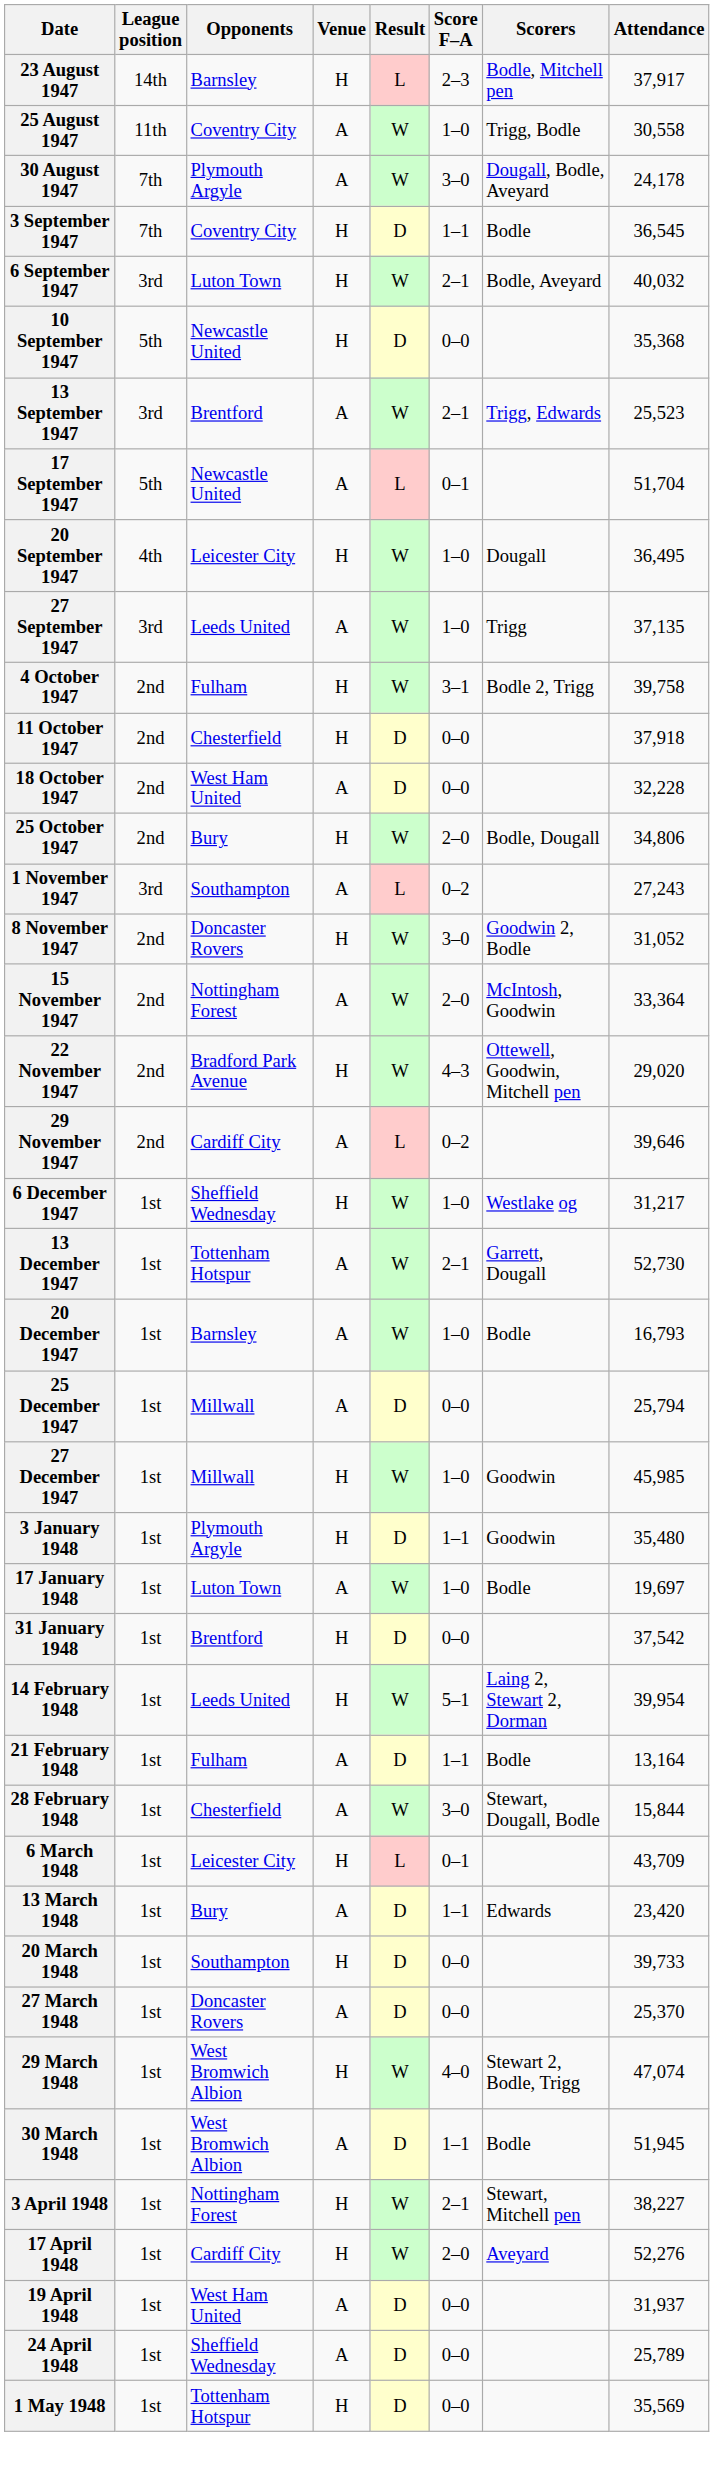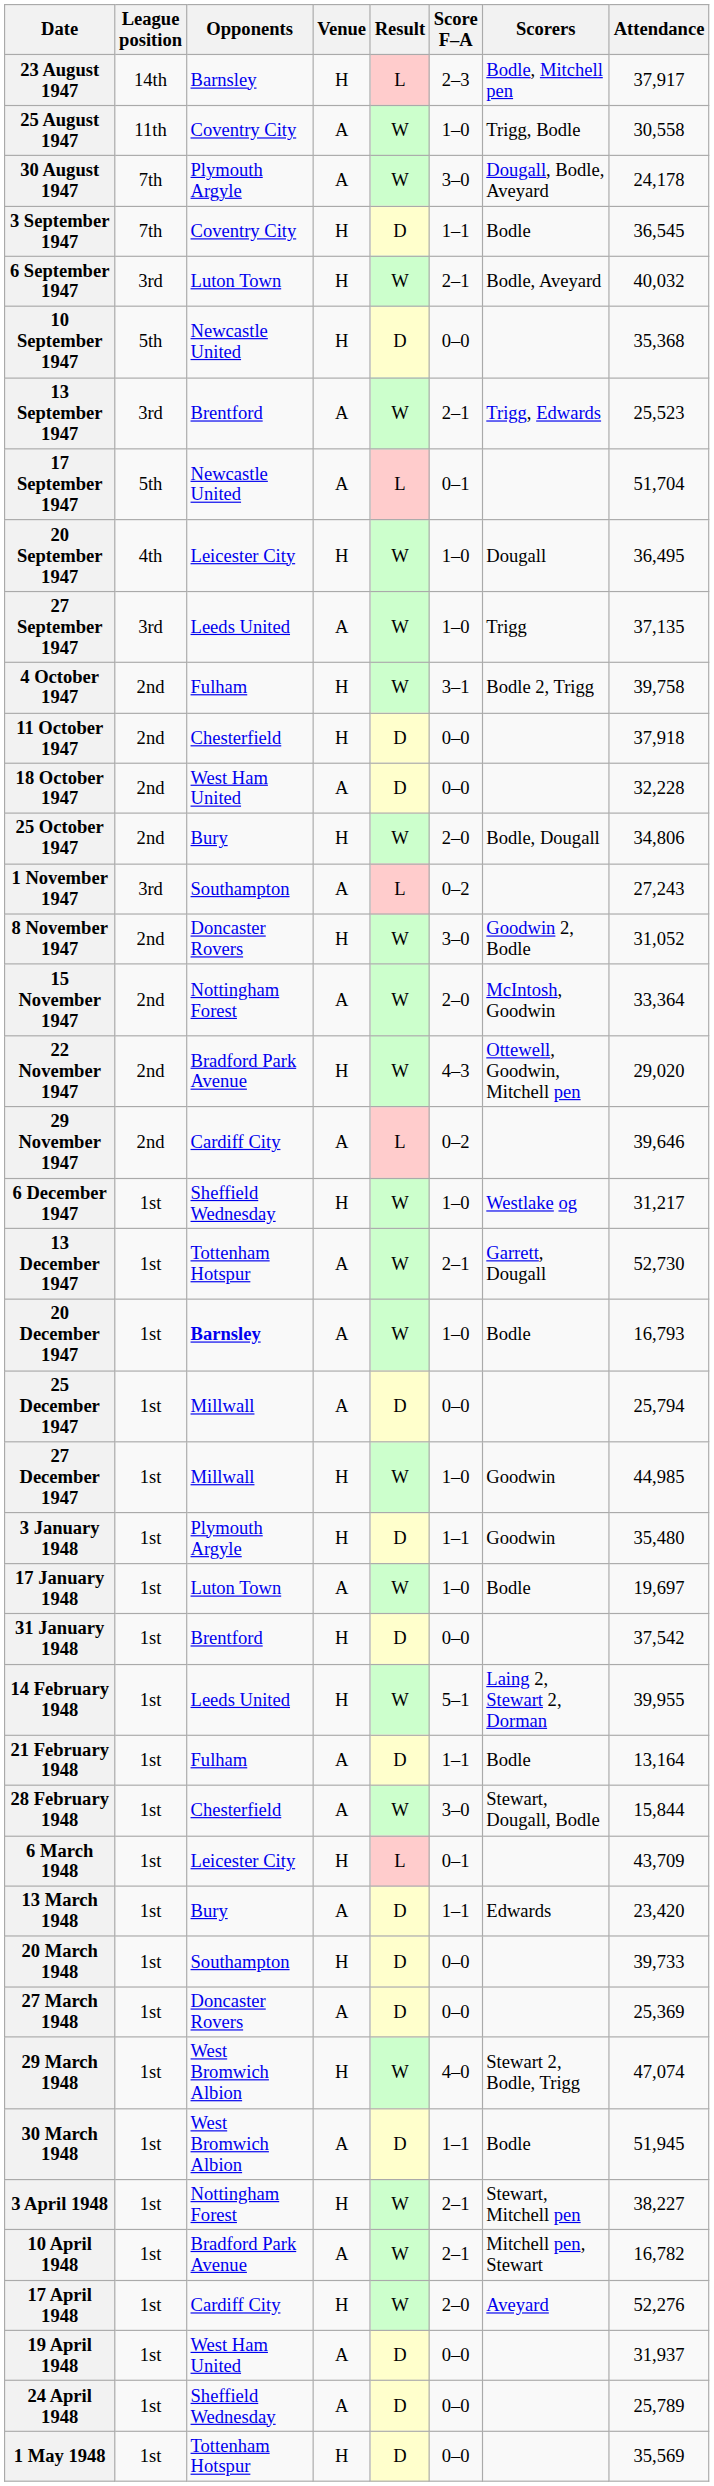(224, 1334) normal -> (226, 1334) bold
(659, 1477) 45,985 -> (659, 1477) 44,985
(659, 1699) 39,954 -> (659, 1699) 39,955
(659, 2011) 25,370 -> (659, 2011) 25,369
+ row: (60, 2254)
